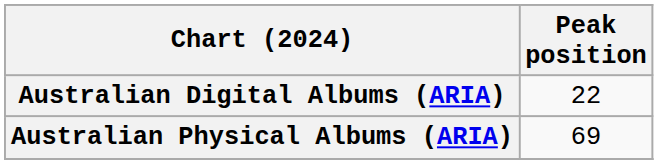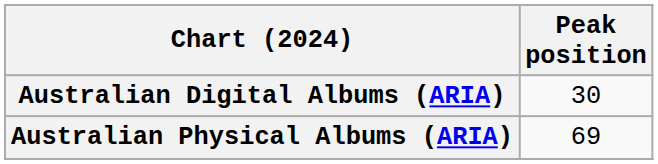(586, 96) 22 -> (586, 96) 30
